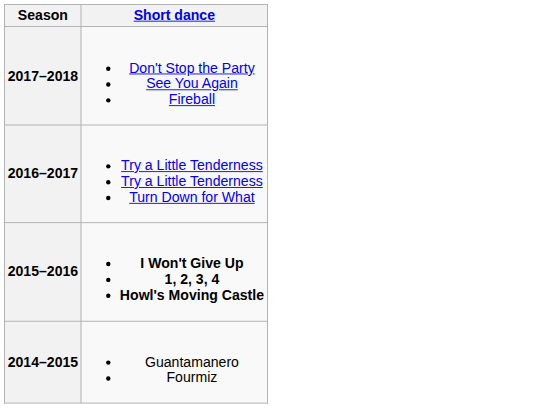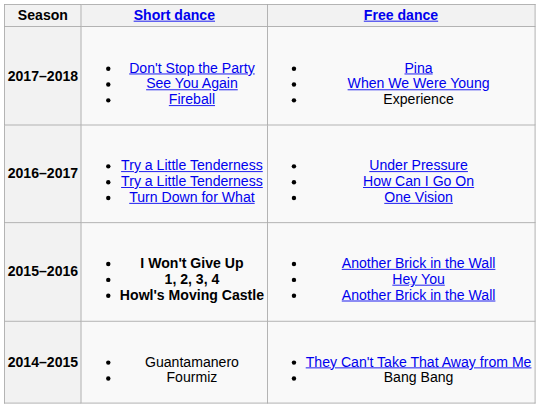+ column: (401, 15)
